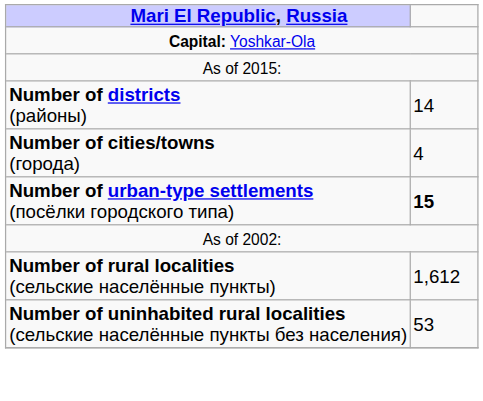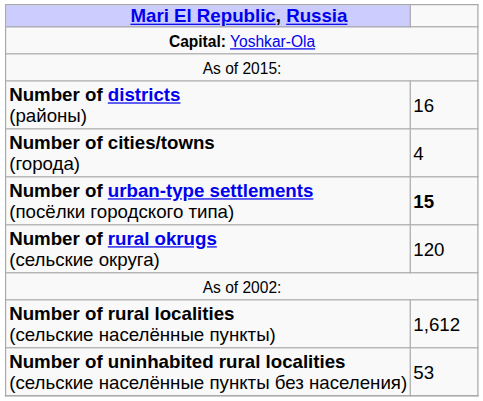(424, 105) 14 -> (424, 105) 16
+ row: (113, 249)
